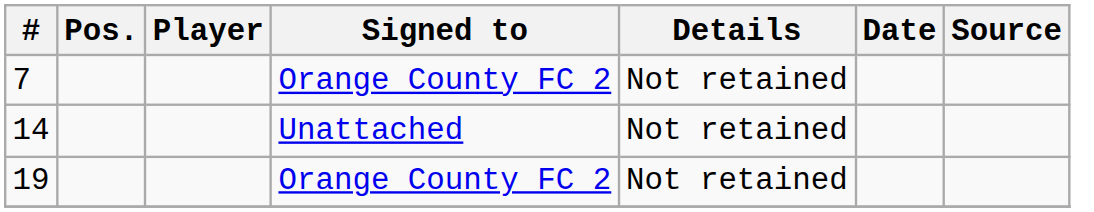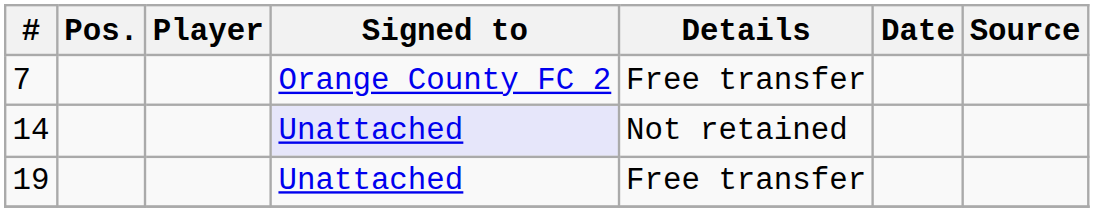(737, 81) Not retained -> (746, 81) Free transfer
(371, 131) no background -> (371, 131) lavender background
(445, 181) Orange County FC 2 -> (371, 181) Unattached
(737, 181) Not retained -> (746, 181) Free transfer
